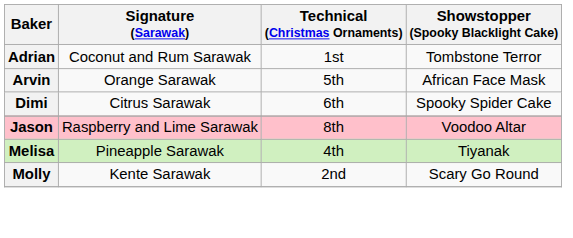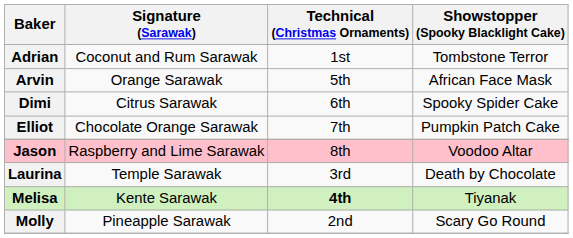+ row: (35, 127)
+ row: (35, 174)
(160, 151) Pineapple Sarawak -> (167, 198) Kente Sarawak
(334, 151) normal -> (340, 198) bold
(160, 174) Kente Sarawak -> (167, 221) Pineapple Sarawak
